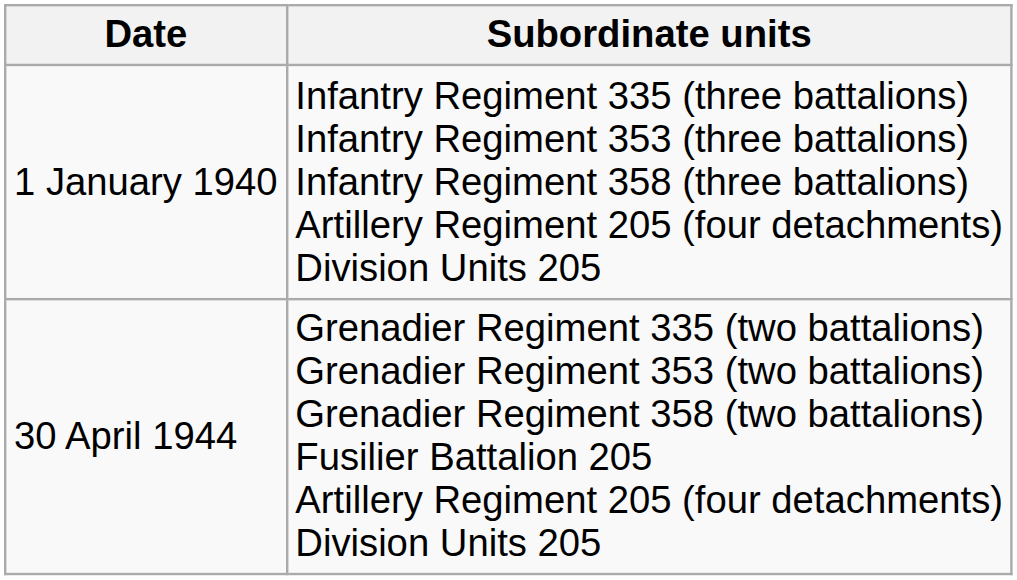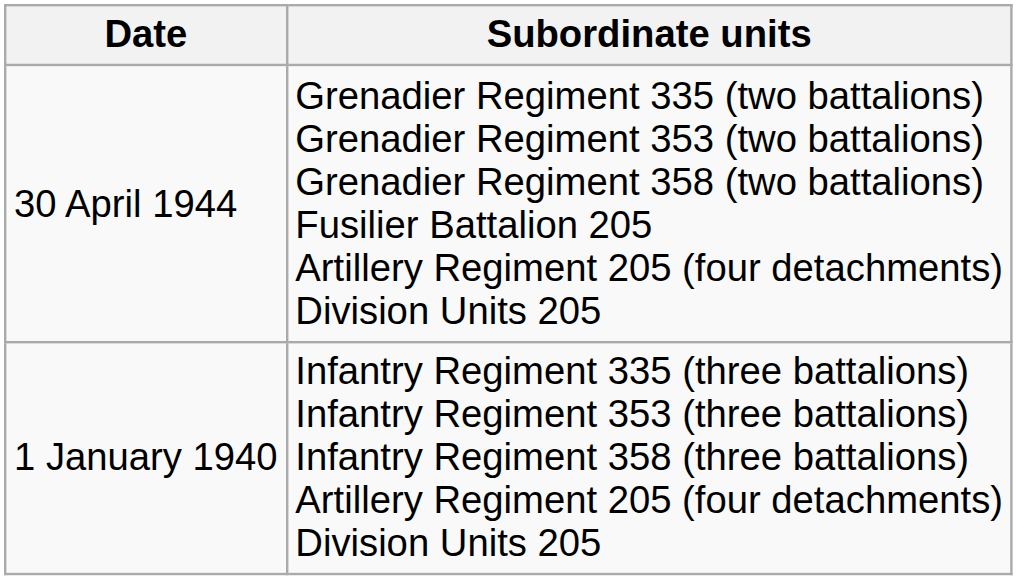rows swapped: (146, 181) <-> (126, 435)
